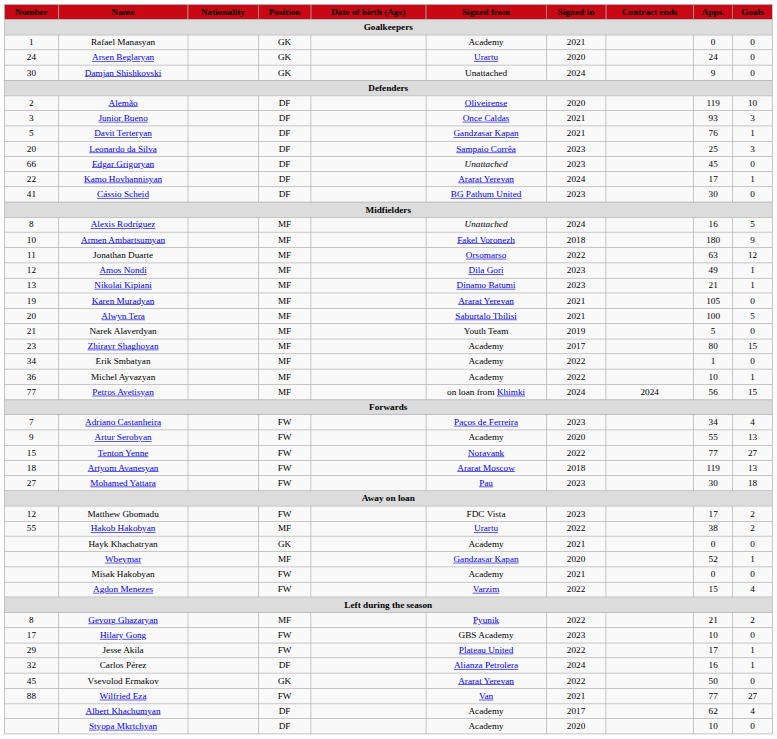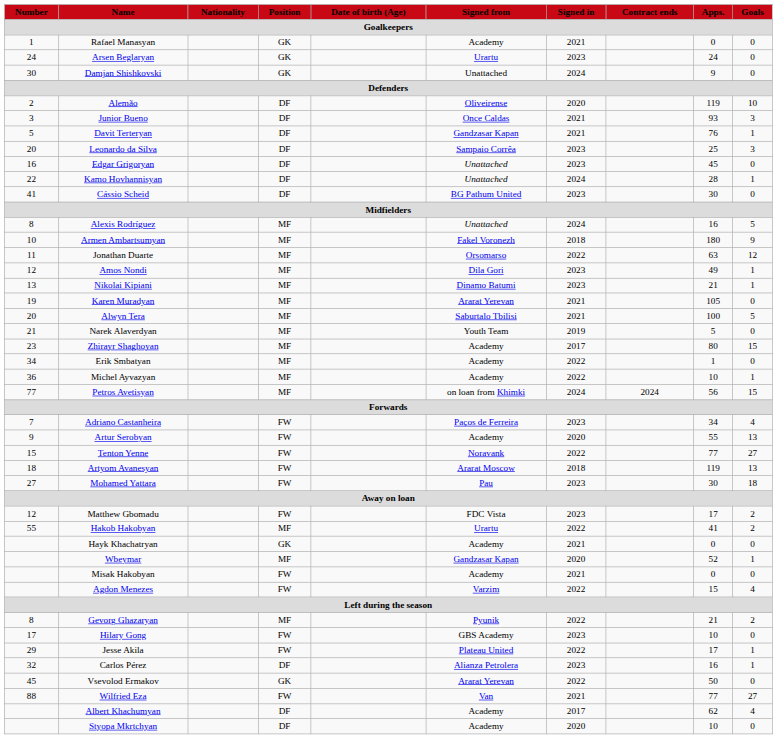(576, 58) 2020 -> (576, 58) 2023
(31, 164) 66 -> (31, 164) 16
(486, 179) Ararat Yerevan -> (486, 179) Unattached
(713, 179) 17 -> (713, 179) 28
(713, 529) 38 -> (713, 529) 41
(576, 666) 2024 -> (576, 666) 2023
